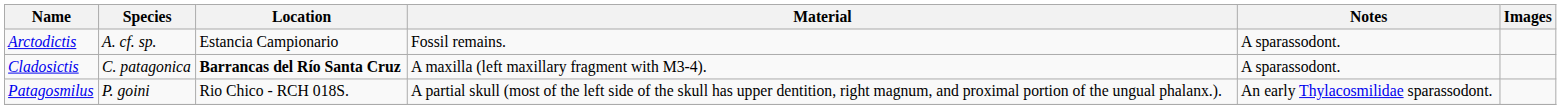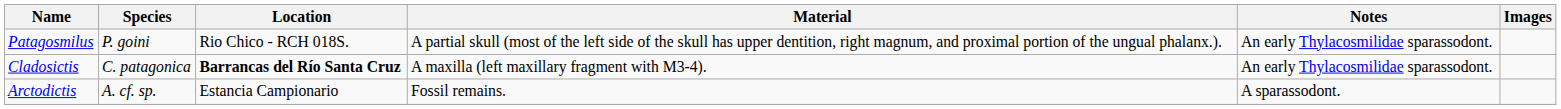rows swapped: (42, 41) <-> (51, 91)
(1291, 66) A sparassodont. -> (1367, 66) An early Thylacosmilidae sparassodont.
